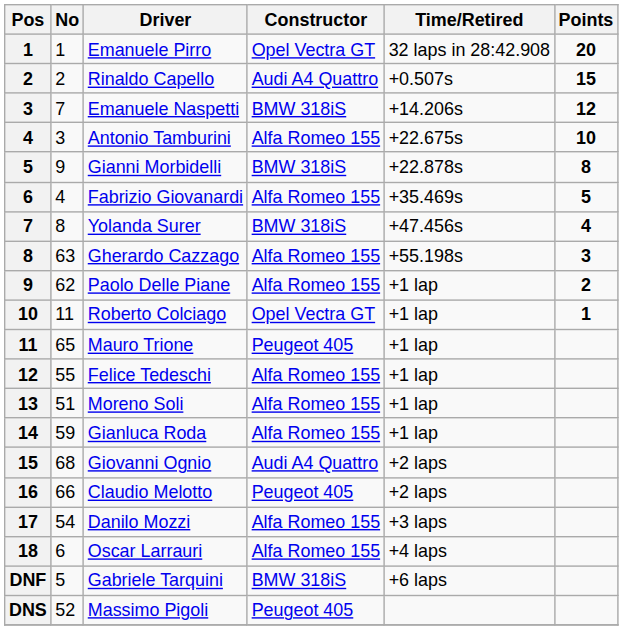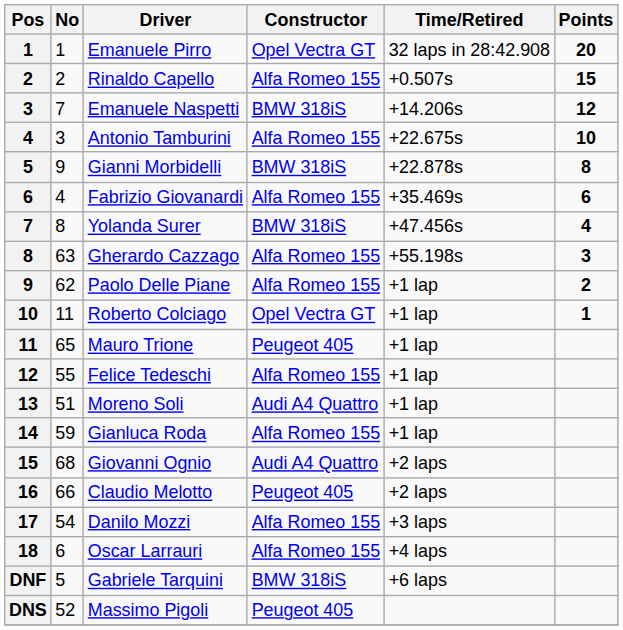(315, 78) Audi A4 Quattro -> (316, 78) Alfa Romeo 155
(586, 196) 5 -> (586, 196) 6
(316, 403) Alfa Romeo 155 -> (315, 403) Audi A4 Quattro
